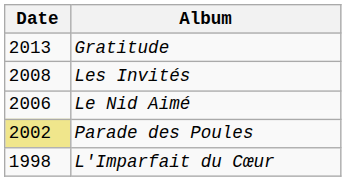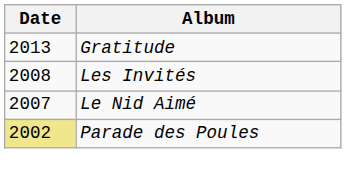(30, 105) 2006 -> (30, 105) 2007
- row: (174, 162)
